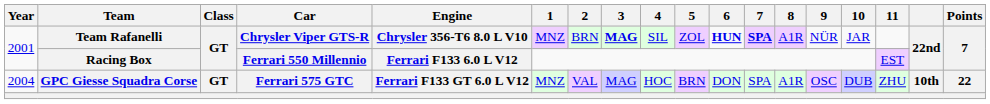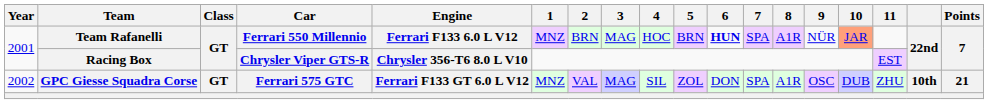(305, 37) Chrysler Viper GTS-R -> (305, 37) Ferrari 550 Millennio
(452, 37) Chrysler 356-T6 8.0 L V10 -> (452, 37) Ferrari F133 6.0 L V12
(621, 37) bold -> (620, 37) normal
(658, 37) SIL -> (656, 37) HOC
(692, 37) ZOL -> (690, 37) BRN
(760, 37) bold -> (758, 37) normal
(858, 37) no background -> (856, 37) lightsalmon background
(305, 59) Ferrari 550 Millennio -> (305, 59) Chrysler Viper GTS-R
(452, 59) Ferrari F133 6.0 L V12 -> (452, 59) Chrysler 356-T6 8.0 L V10
(21, 81) 2004 -> (21, 81) 2002
(658, 81) HOC -> (656, 81) SIL
(692, 81) BRN -> (690, 81) ZOL
(965, 81) 22 -> (962, 81) 21
